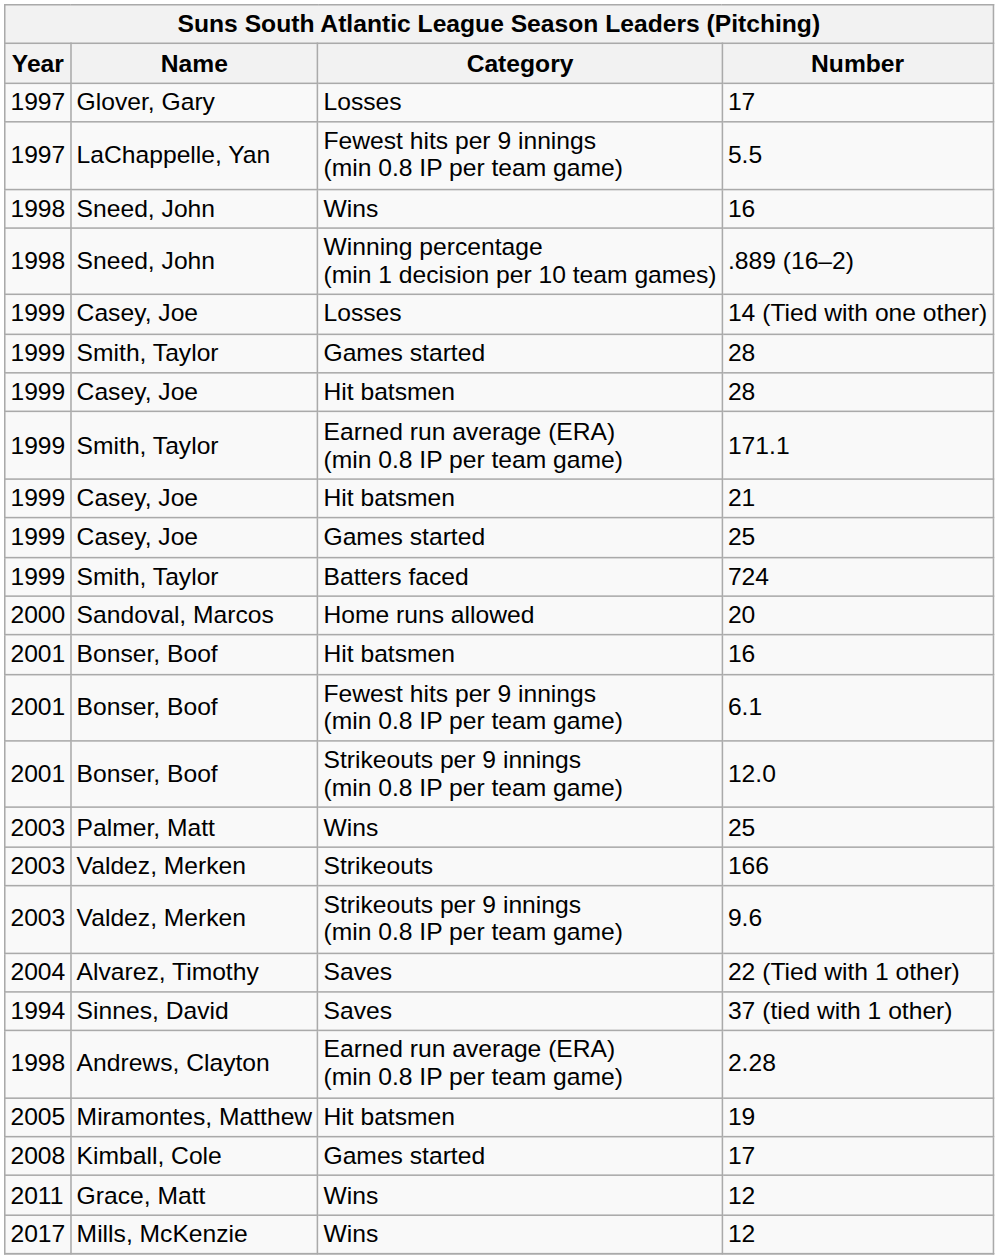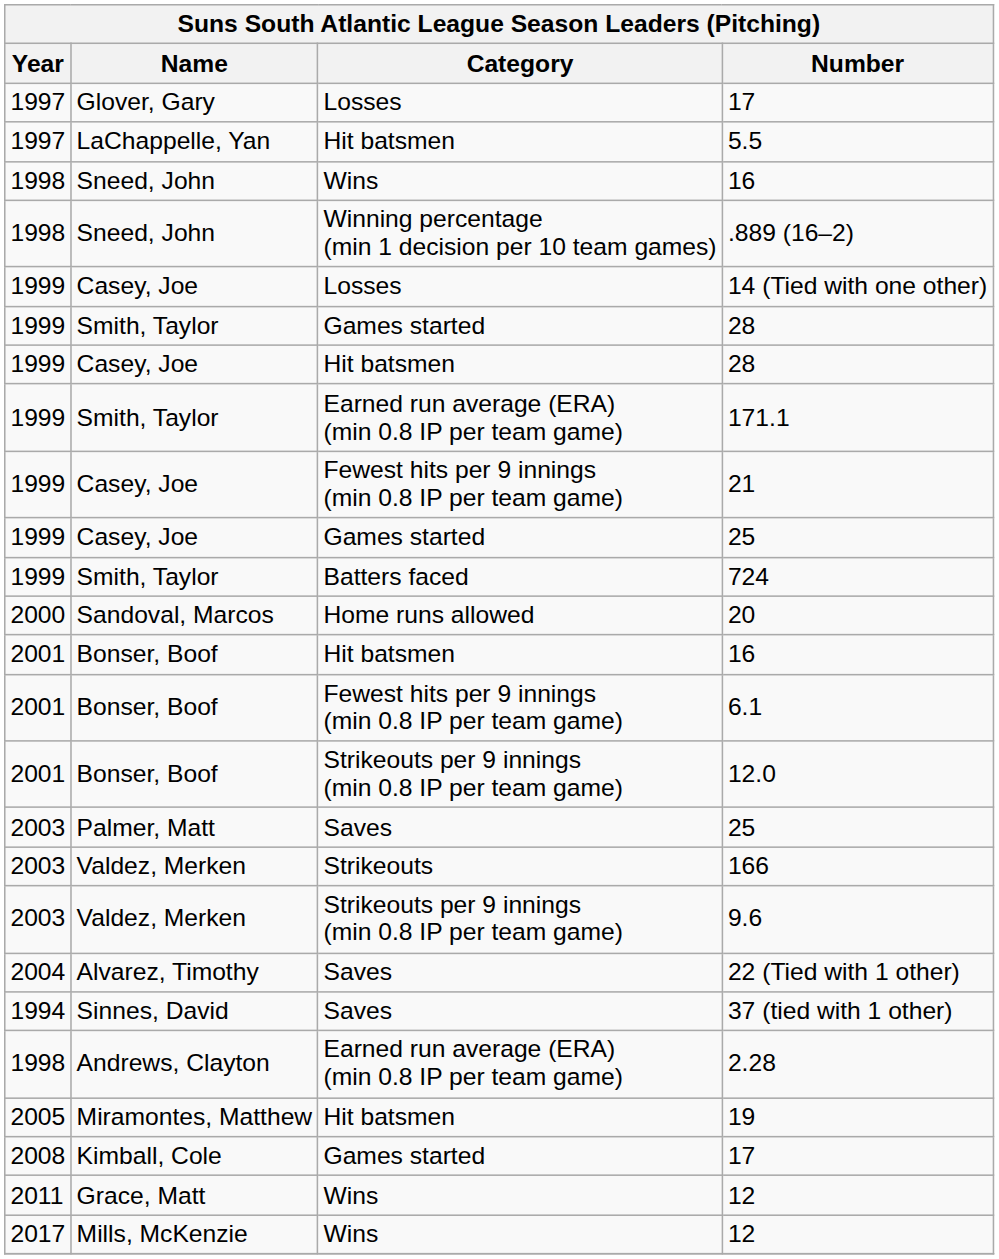(473, 155) Fewest hits per 9 innings (min 0.8 IP per team game) -> (389, 141) Hit batsmen
(389, 497) Hit batsmen -> (473, 484) Fewest hits per 9 innings (min 0.8 IP per team game)
(351, 826) Wins -> (358, 826) Saves
